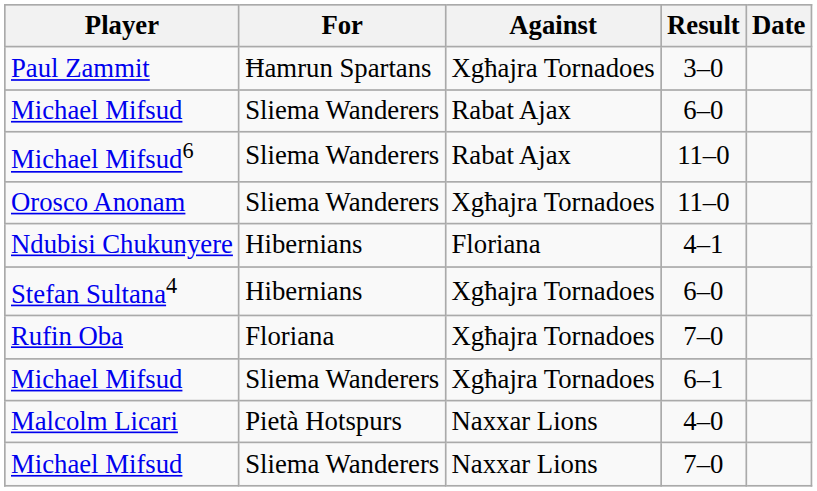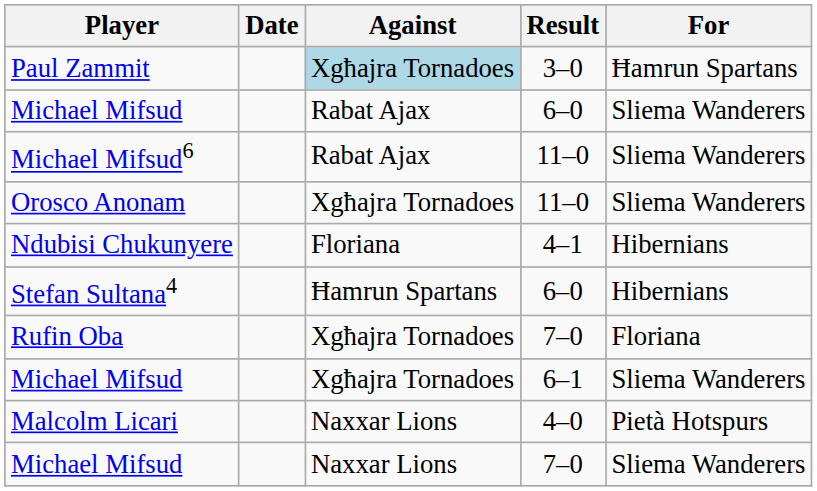columns swapped: (342, 25) <-> (779, 25)
(553, 68) no background -> (413, 68) lightblue background
(553, 290) Xgħajra Tornadoes -> (404, 290) Ħamrun Spartans
